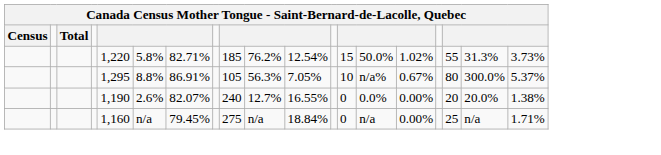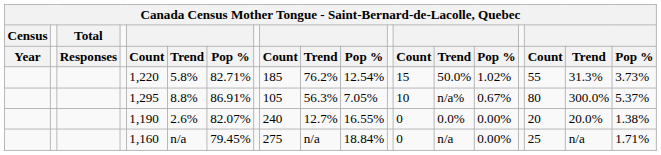+ row: (27, 56)
